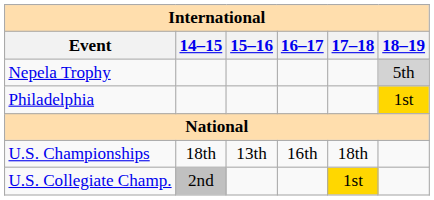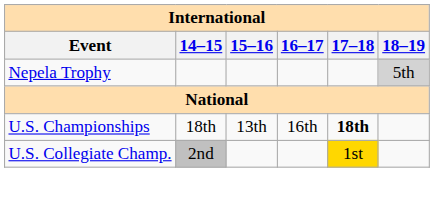- row: (51, 99)
(353, 153) normal -> (353, 126) bold
